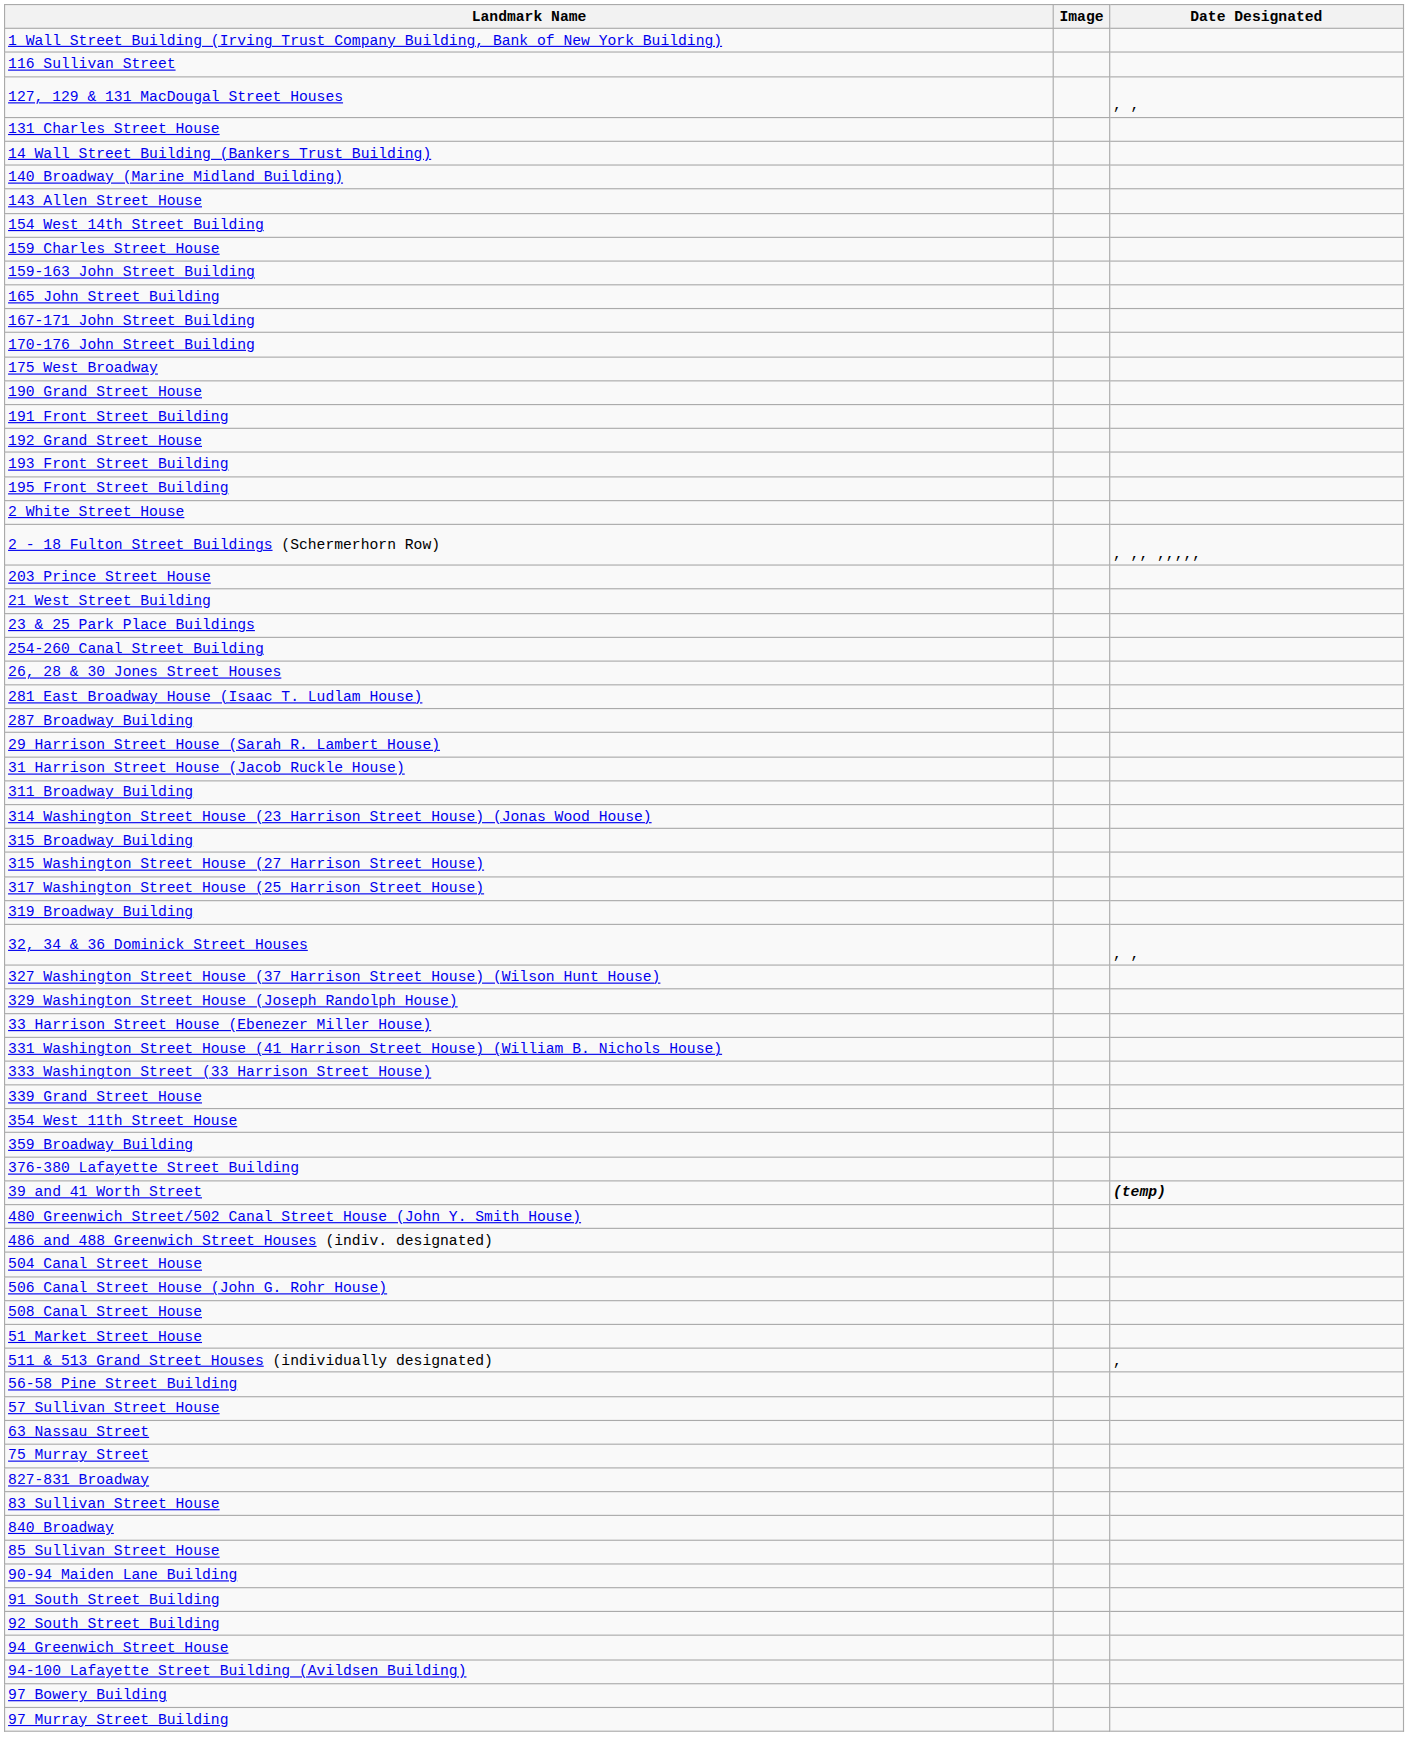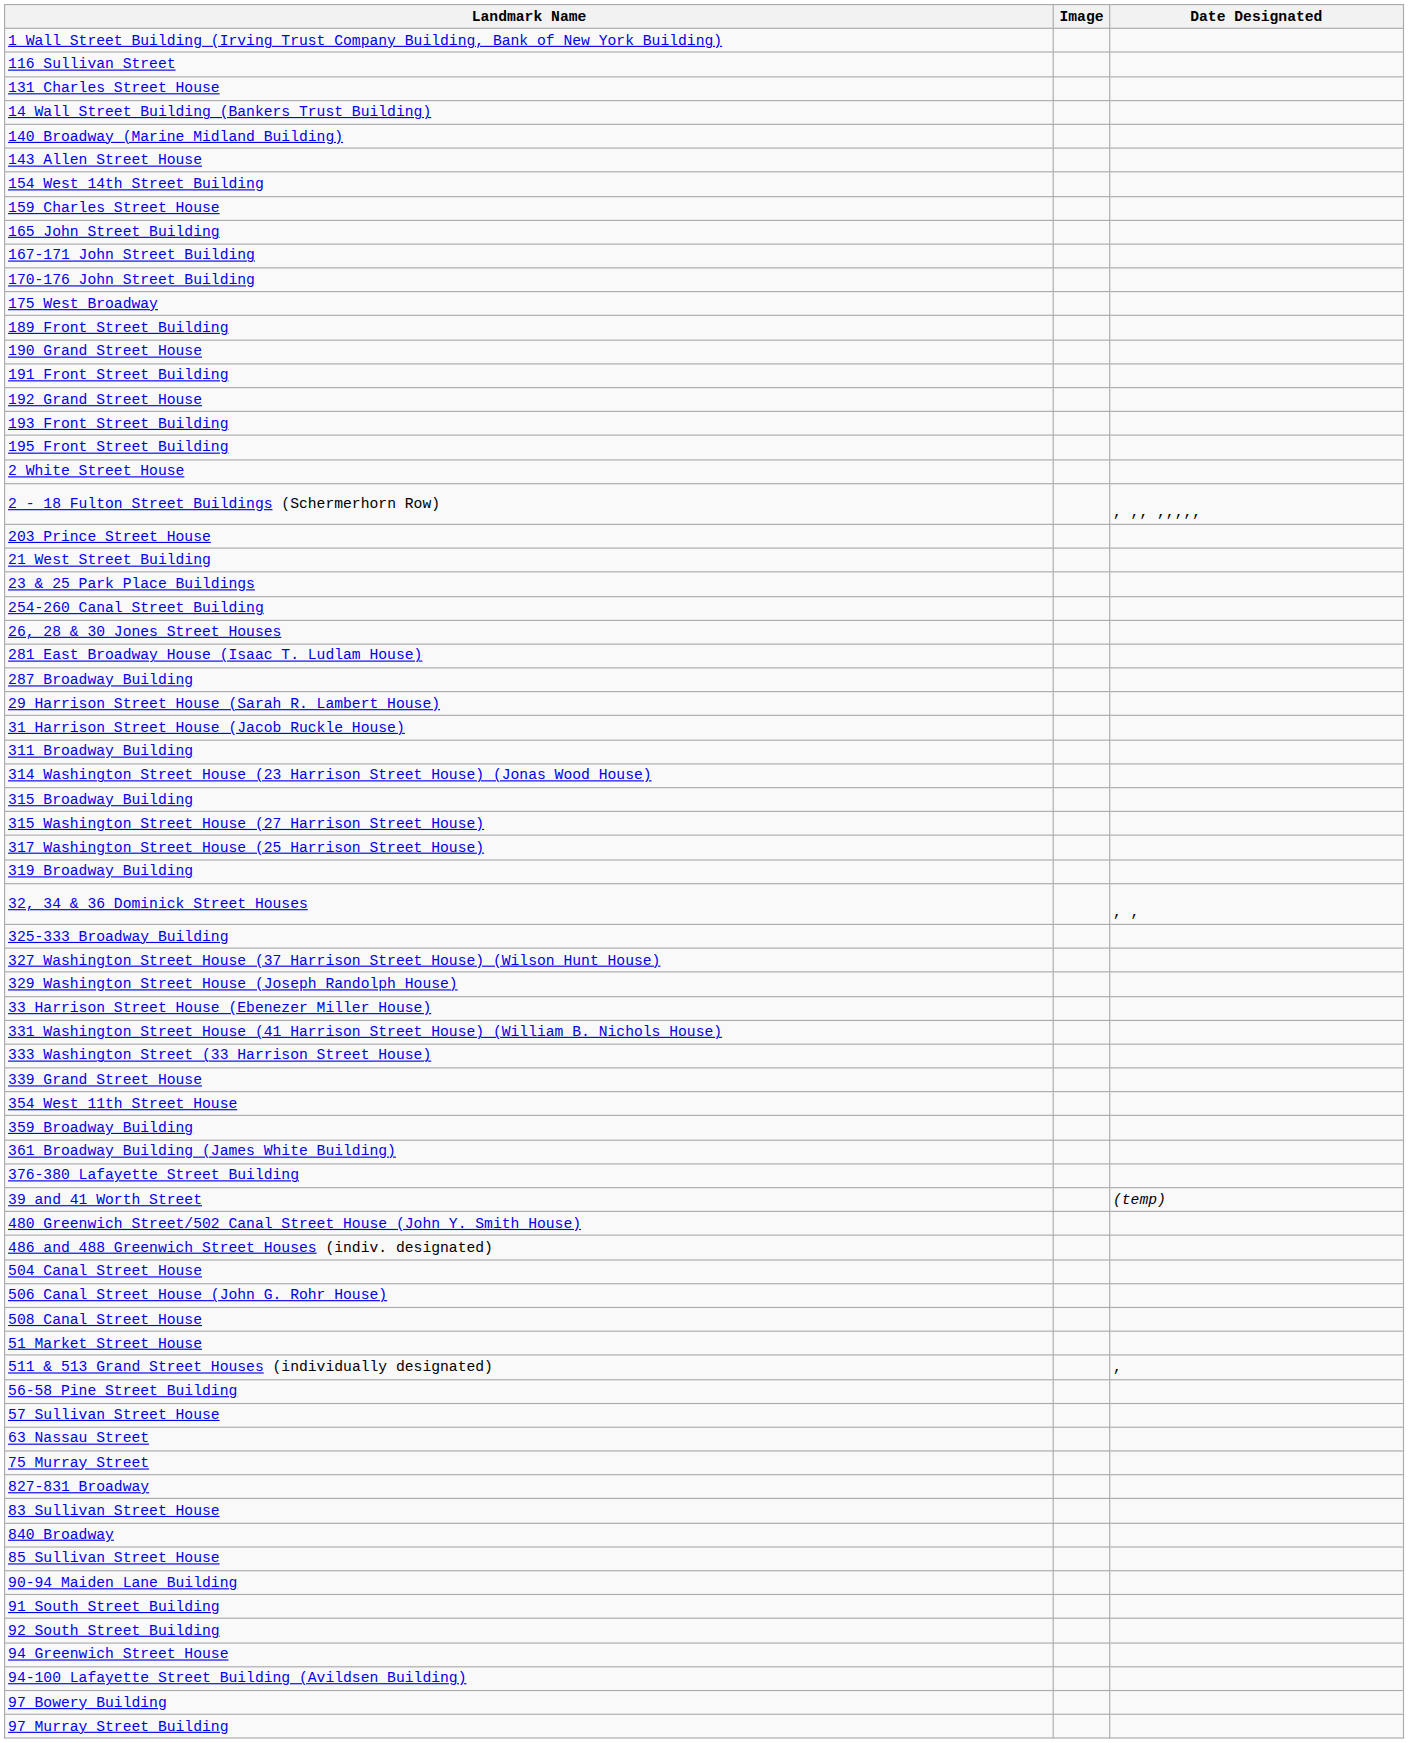- row: (176, 97)
- row: (131, 273)
+ row: (118, 328)
+ row: (118, 936)
+ row: (202, 1152)
(1139, 1193) bold -> (1139, 1200) normal
